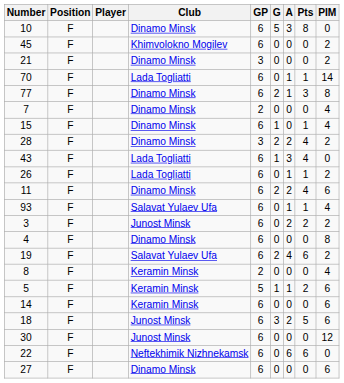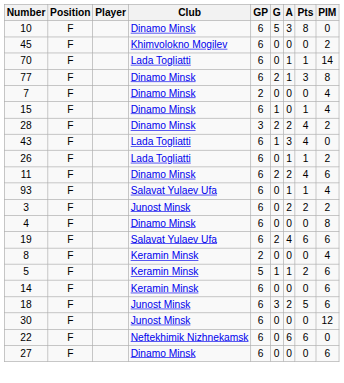- row: (26, 61)
(327, 256) 2 -> (327, 239) 6
